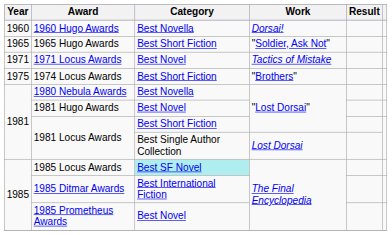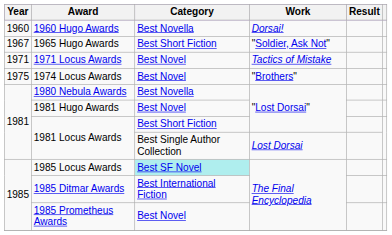(18, 44) 1965 -> (18, 44) 1967
(177, 76) Best Short Fiction -> (162, 76) Best Novel
